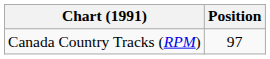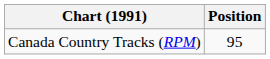(235, 41) 97 -> (235, 41) 95
